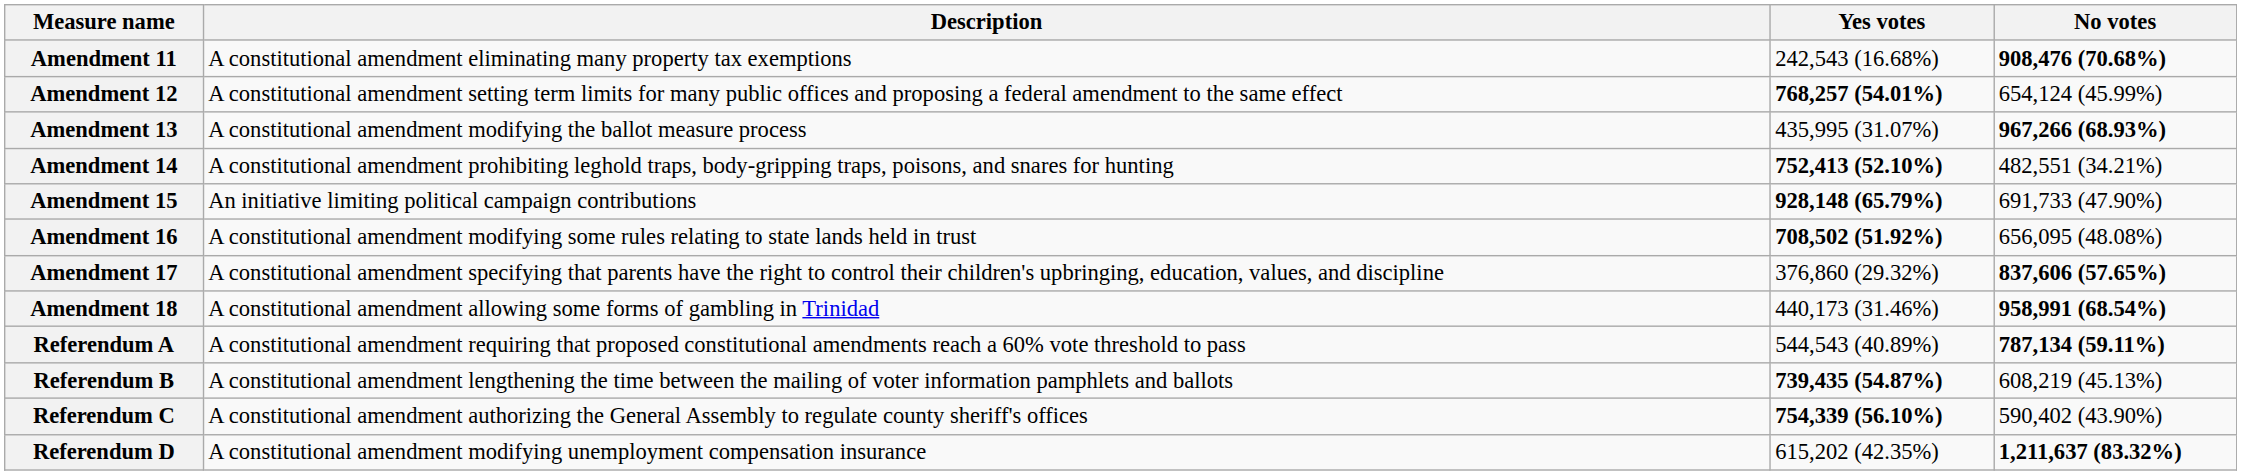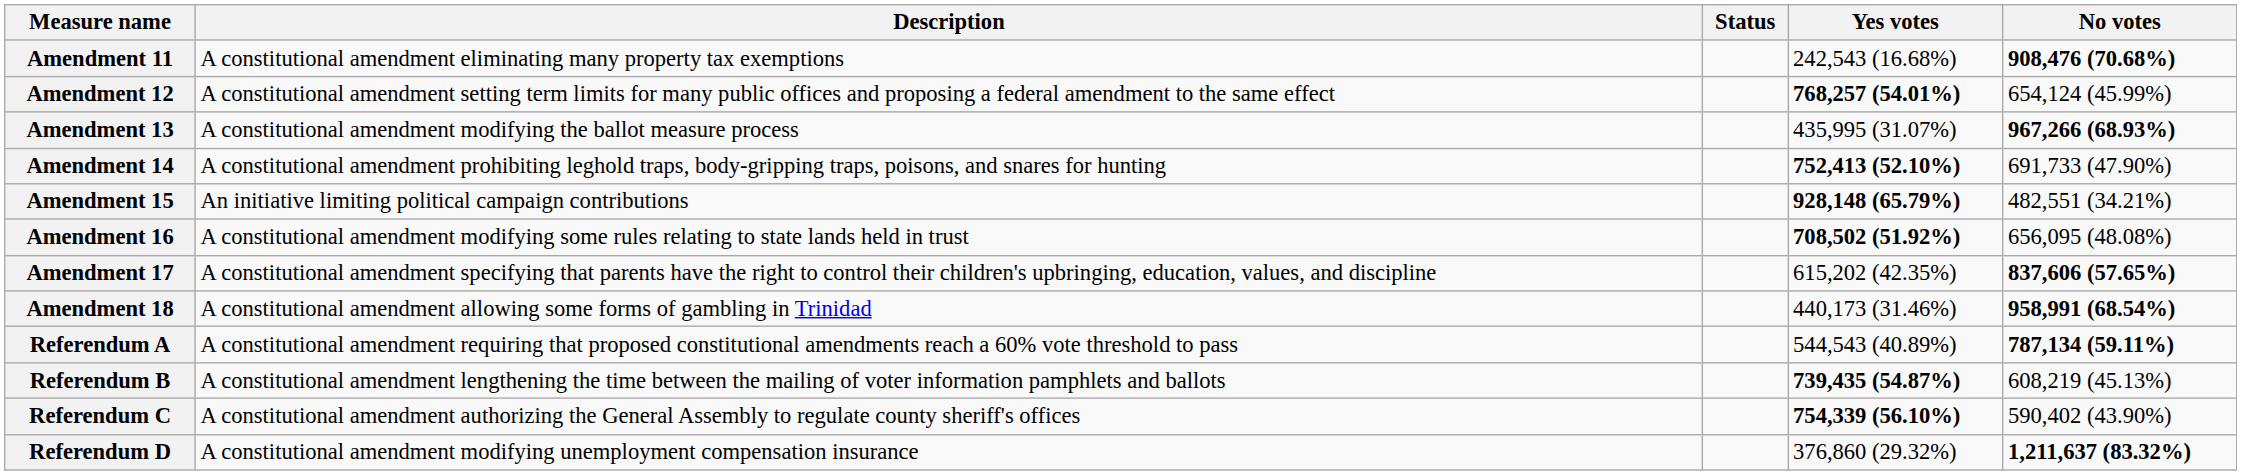+ column: (1745, 22)
(2080, 165) 482,551 (34.21%) -> (2090, 165) 691,733 (47.90%)
(2080, 201) 691,733 (47.90%) -> (2090, 201) 482,551 (34.21%)
(1857, 272) 376,860 (29.32%) -> (1875, 272) 615,202 (42.35%)
(1857, 451) 615,202 (42.35%) -> (1875, 451) 376,860 (29.32%)
